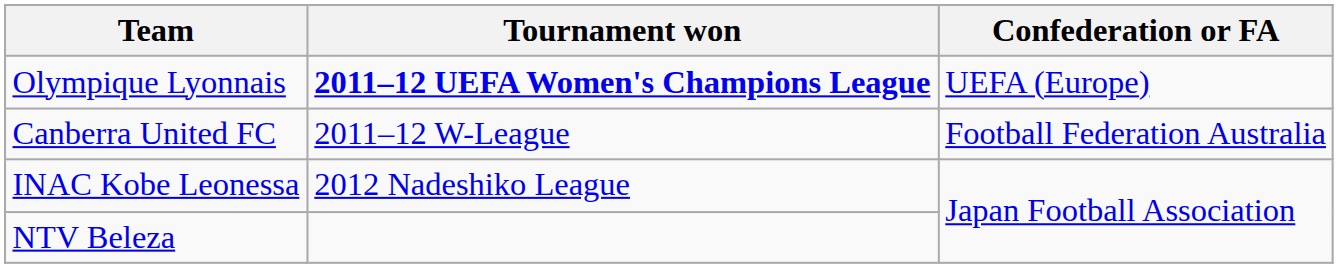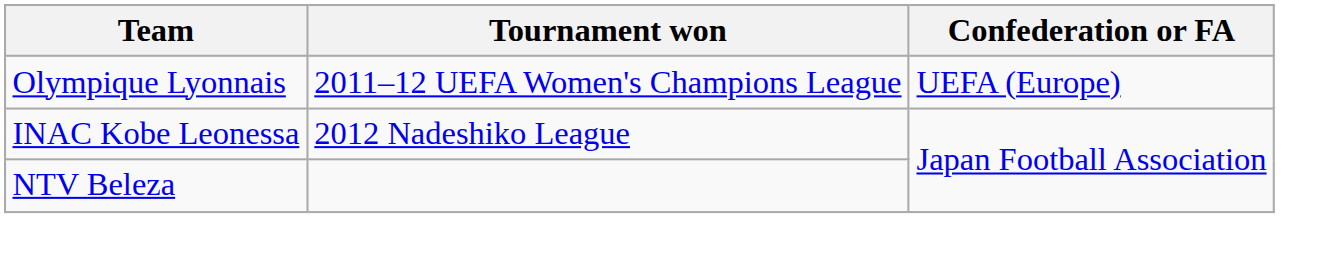(622, 81) bold -> (608, 81) normal
- row: (144, 133)
